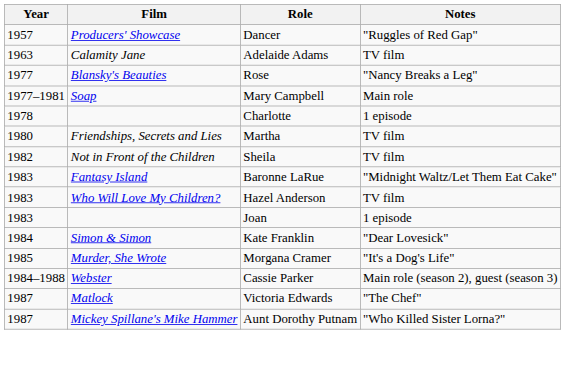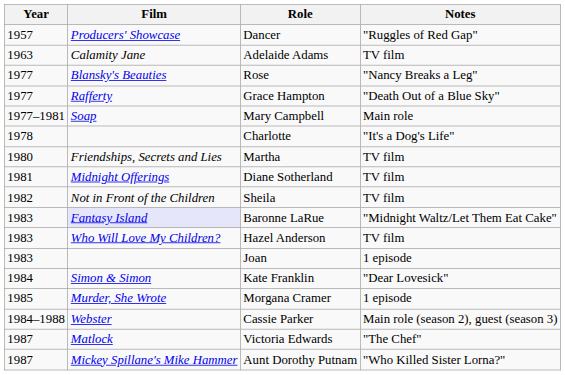+ row: (284, 95)
(387, 116) 1 episode -> (409, 136) "It's a Dog's Life"
+ row: (288, 177)
(109, 177) no background -> (109, 217) lavender background
(409, 258) "It's a Dog's Life" -> (387, 298) 1 episode
